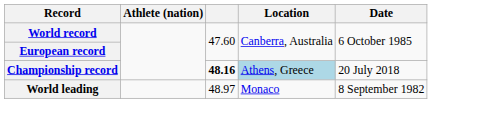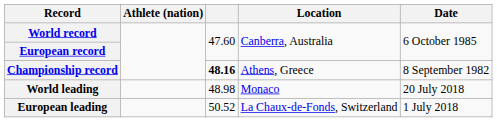(277, 70) lightblue background -> (277, 70) no background
(369, 70) 20 July 2018 -> (446, 70) 8 September 1982
(222, 88) 48.97 -> (222, 88) 48.98
(381, 88) 8 September 1982 -> (434, 88) 20 July 2018
+ row: (62, 107)
